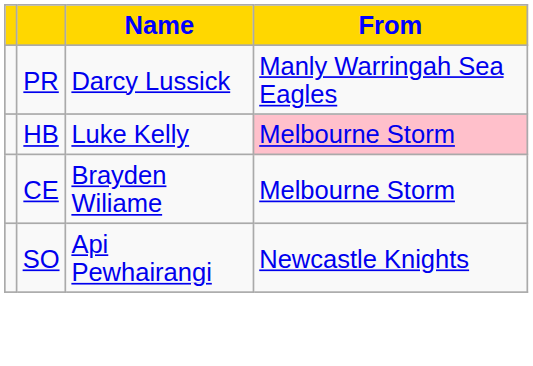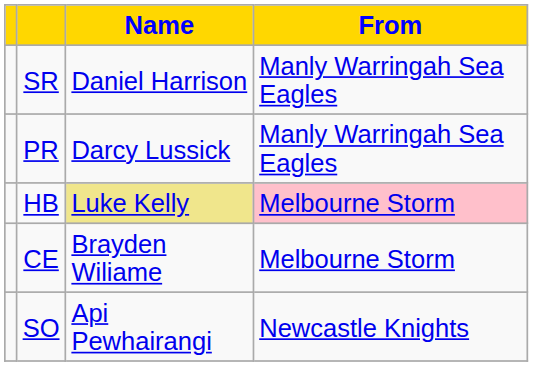+ row: (41, 80)
(130, 135) no background -> (130, 204) khaki background
